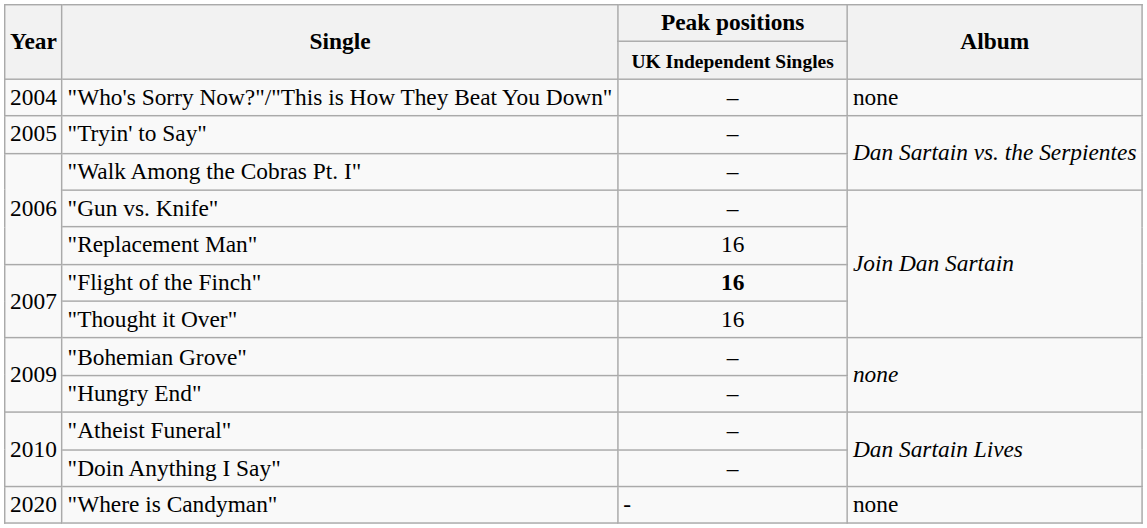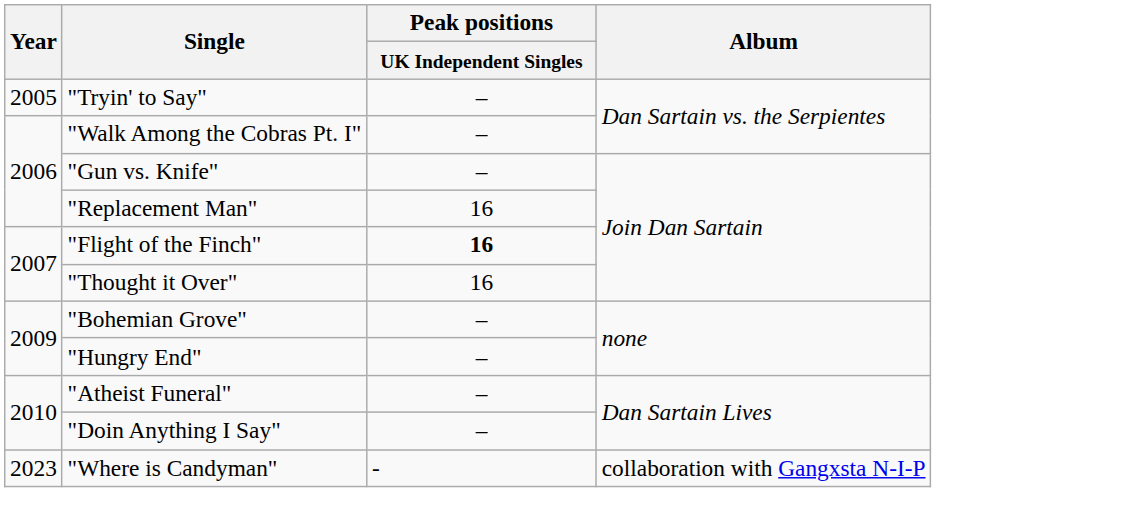- row: (340, 97)
(33, 504) 2020 -> (33, 467) 2023
(876, 504) none -> (764, 467) collaboration with Gangxsta N-I-P
